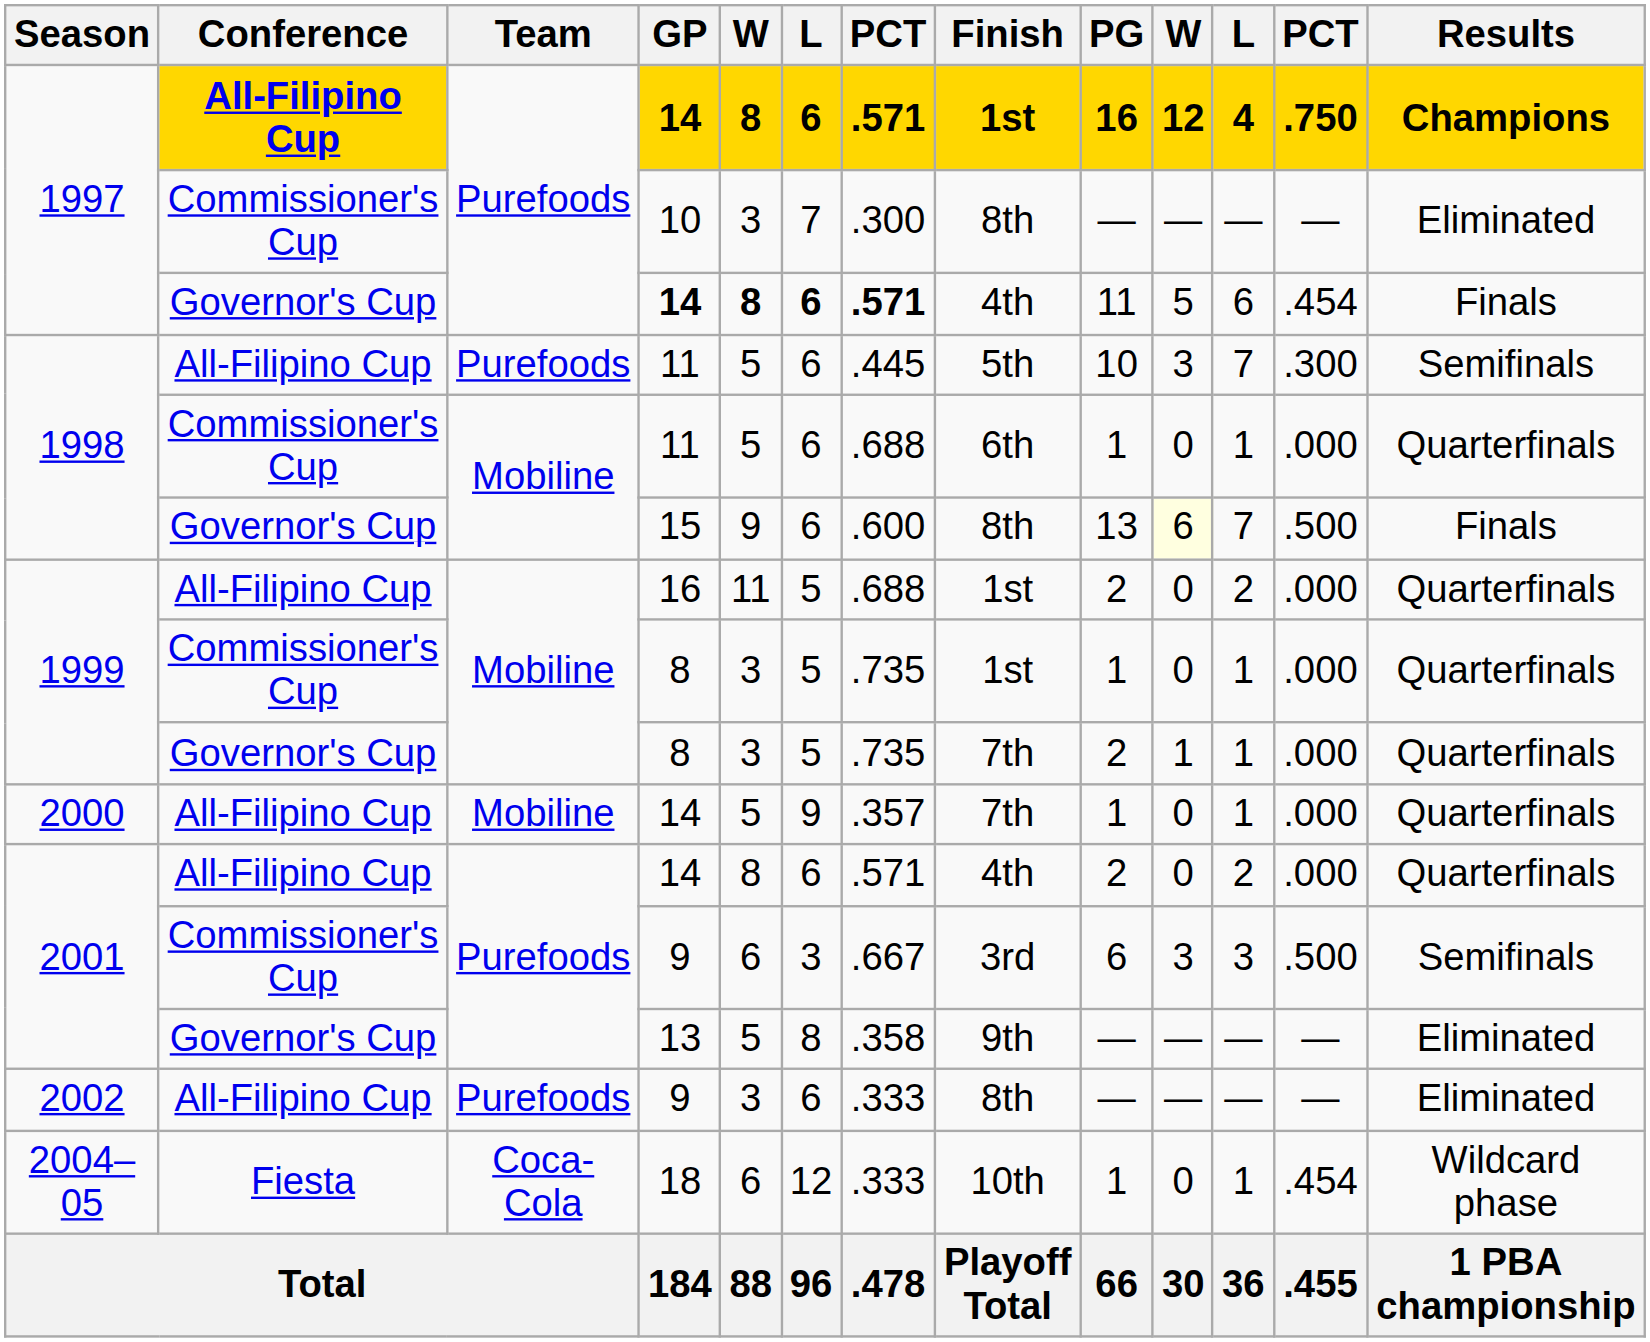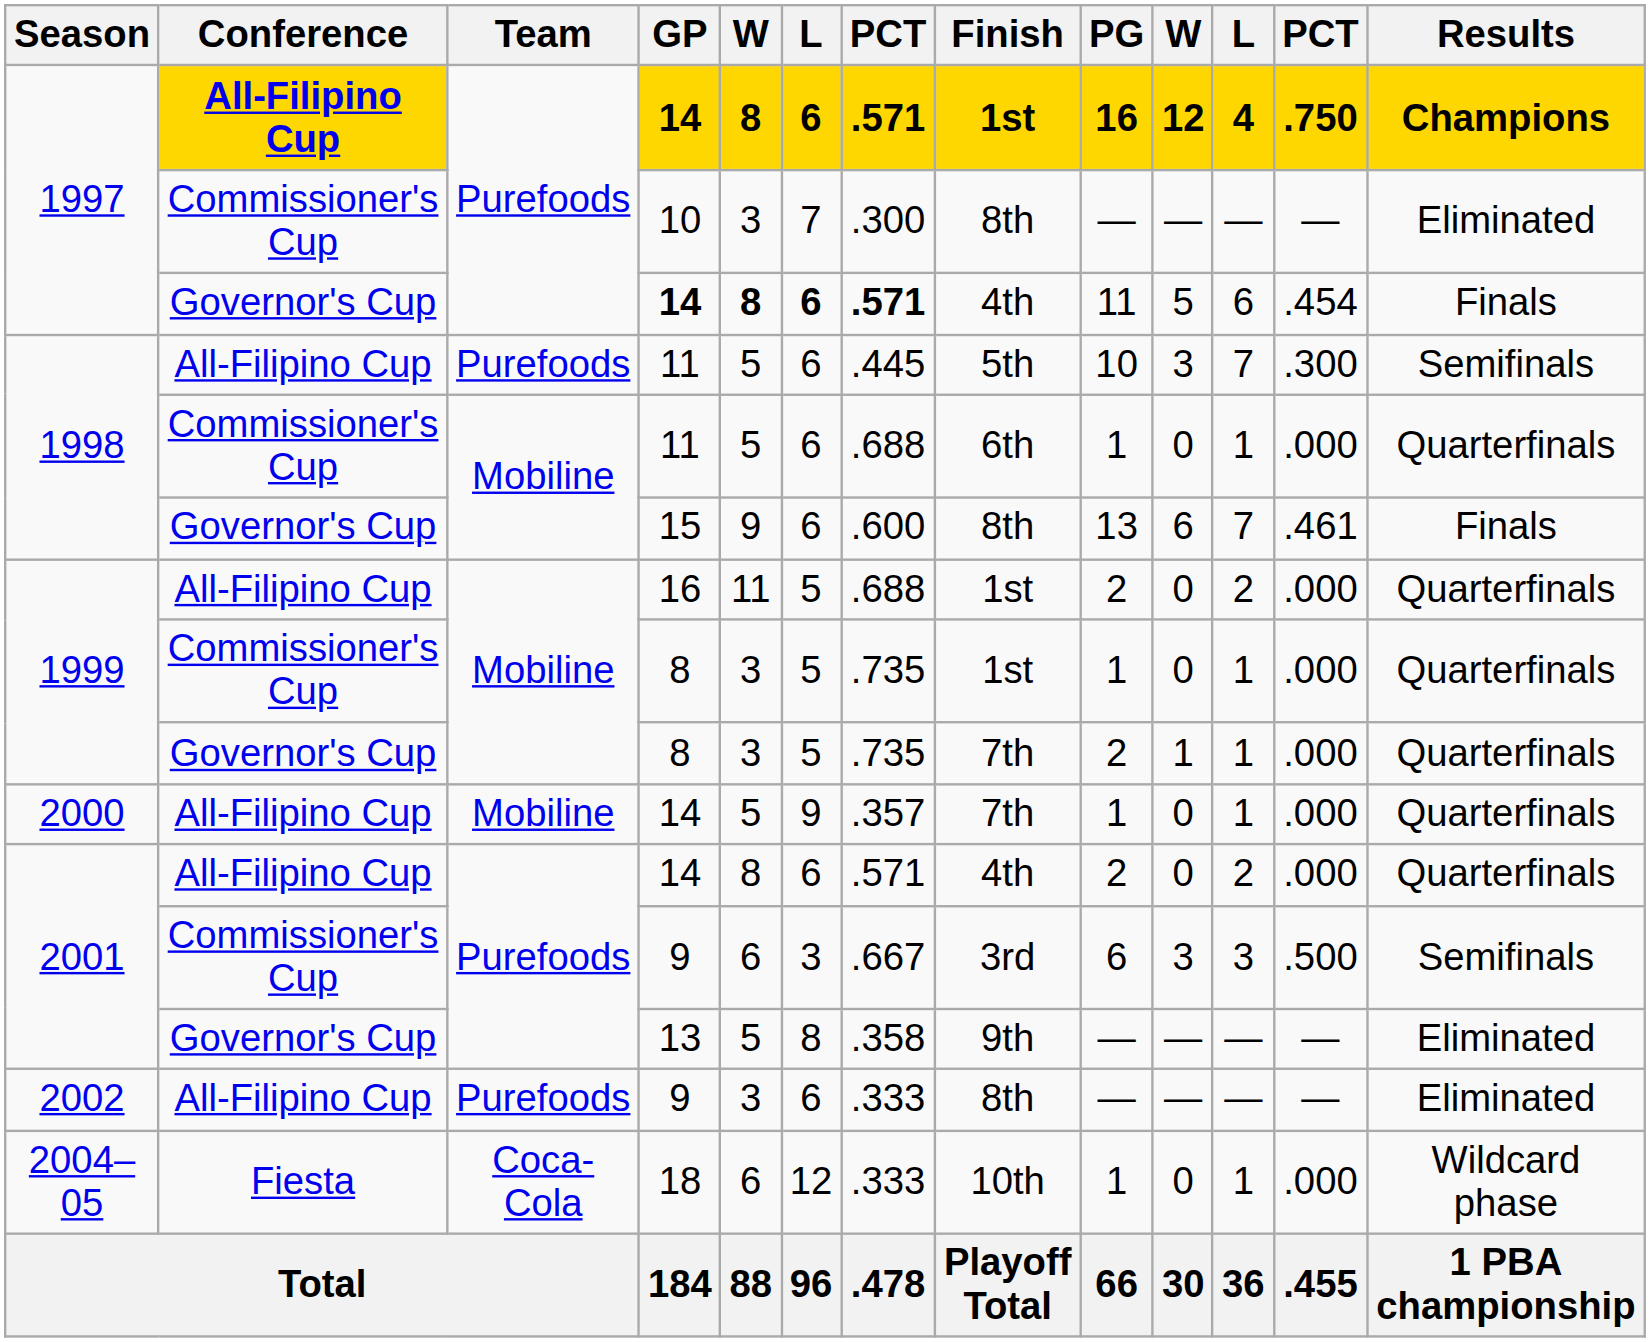(1183, 527) lightyellow background -> (1183, 527) no background
(1320, 527) .500 -> (1320, 527) .461
(1320, 1181) .454 -> (1320, 1181) .000
